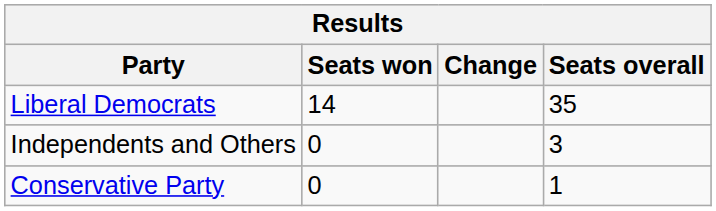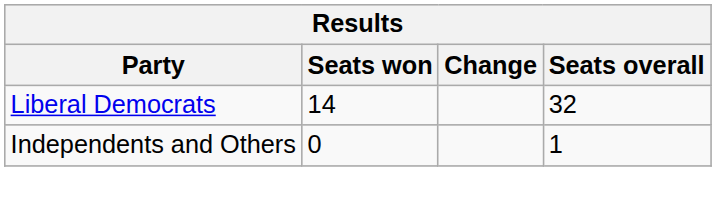(563, 104) 35 -> (563, 104) 32
(556, 144) 3 -> (556, 144) 1
- row: (117, 184)
